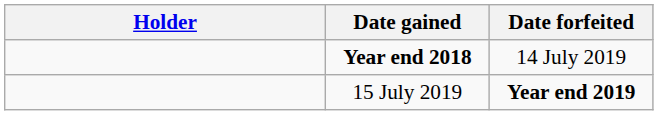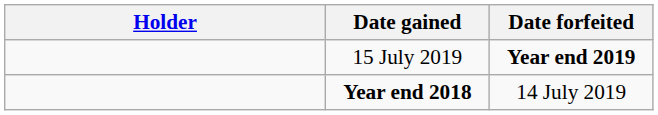rows swapped: (407, 57) <-> (407, 92)
